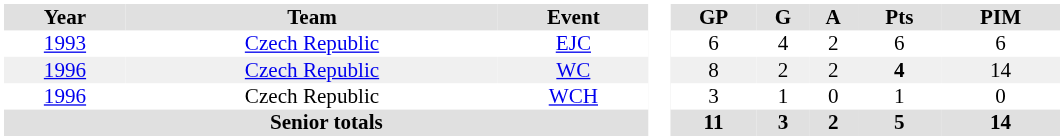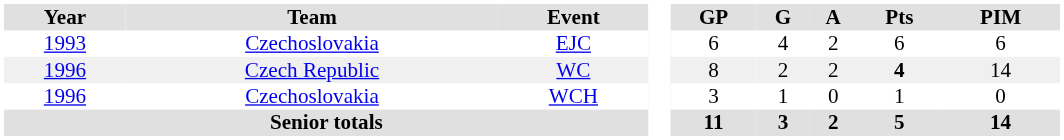(312, 43) Czech Republic -> (312, 43) Czechoslovakia
(312, 96) Czech Republic -> (312, 96) Czechoslovakia
